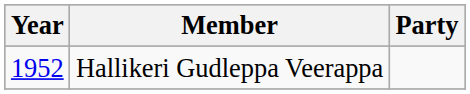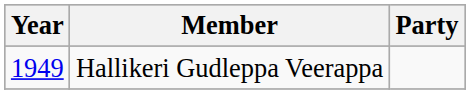(37, 67) 1952 -> (37, 67) 1949
